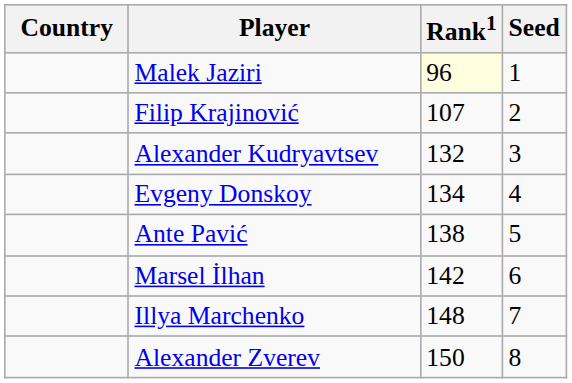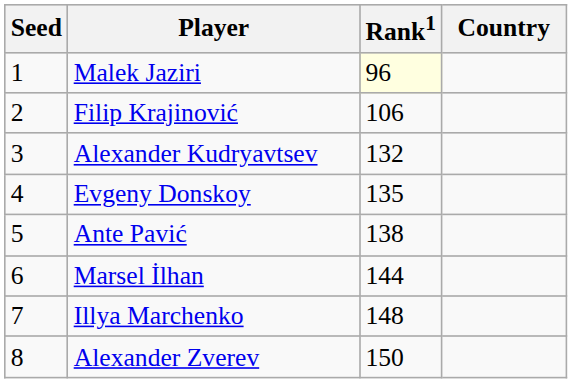columns swapped: (67, 28) <-> (534, 28)
(446, 112) 107 -> (385, 112) 106
(446, 194) 134 -> (385, 194) 135
(446, 275) 142 -> (385, 275) 144
